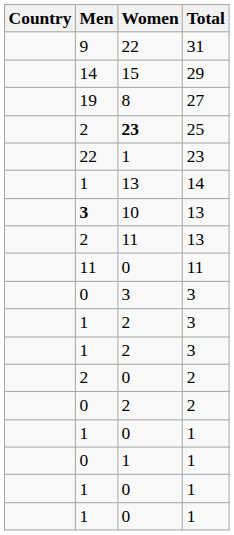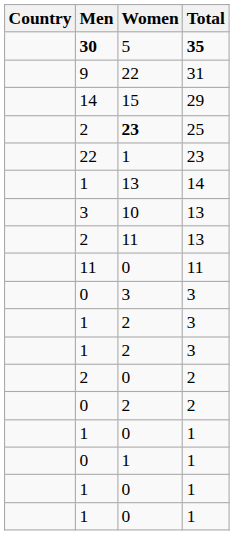+ row: (126, 45)
- row: (126, 101)
(84, 211) bold -> (84, 211) normal
